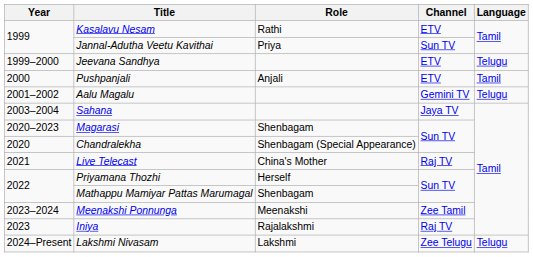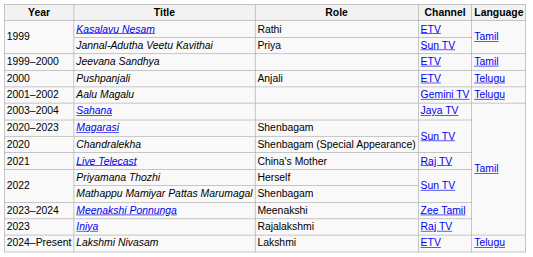(492, 62) Telugu -> (486, 62) Tamil
(489, 78) Tamil -> (490, 78) Telugu
(446, 243) Zee Telugu -> (431, 243) ETV
